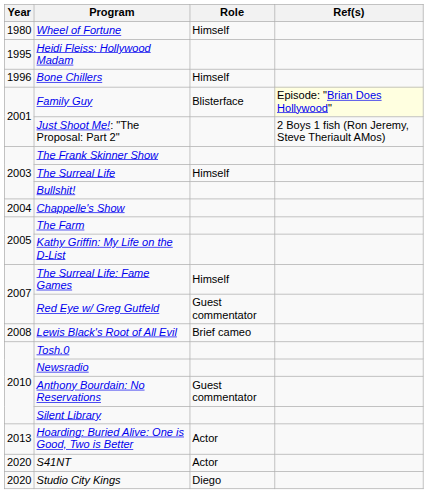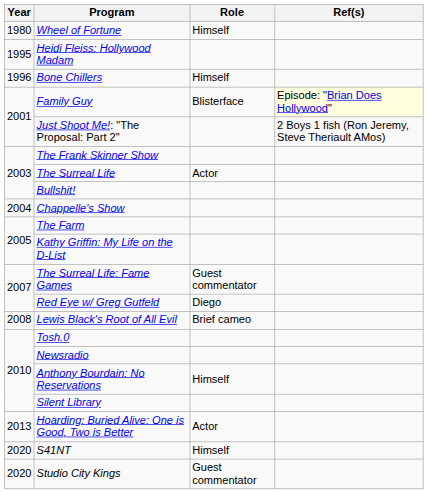(211, 173) Himself -> (205, 173) Actor
(211, 279) Himself -> (224, 279) Guest commentator
(224, 309) Guest commentator -> (207, 302) Diego
(224, 391) Guest commentator -> (211, 379) Himself
(205, 462) Actor -> (211, 450) Himself
(207, 480) Diego -> (224, 474) Guest commentator
